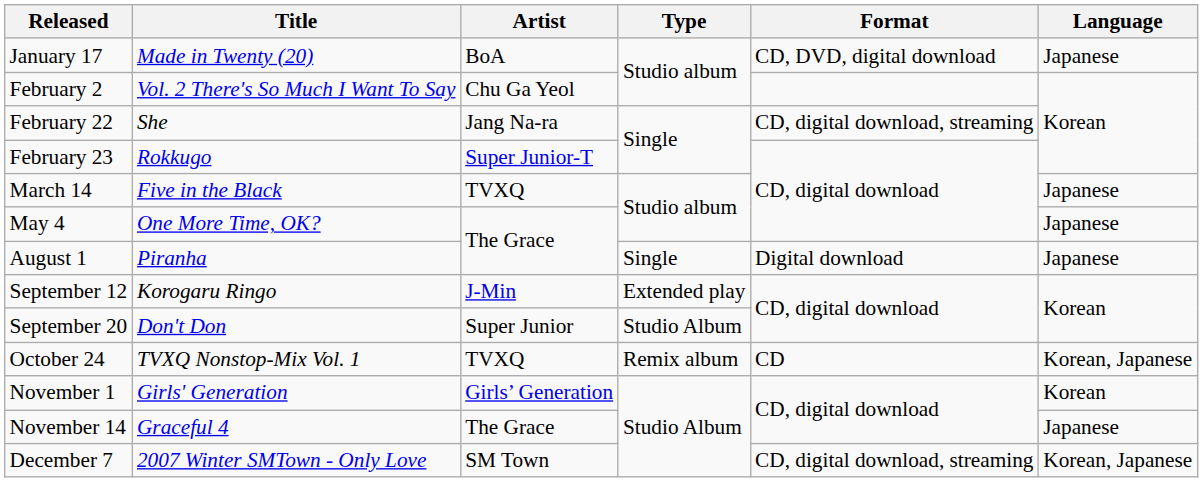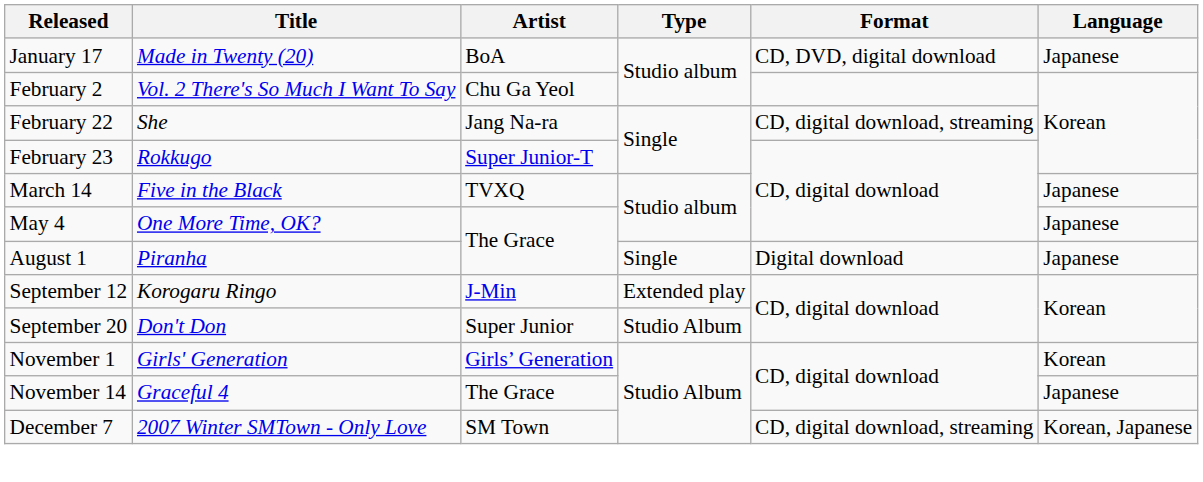- row: (57, 358)
